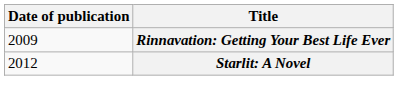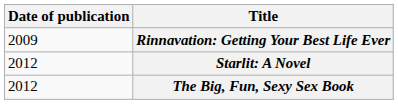+ row: (263, 87)
